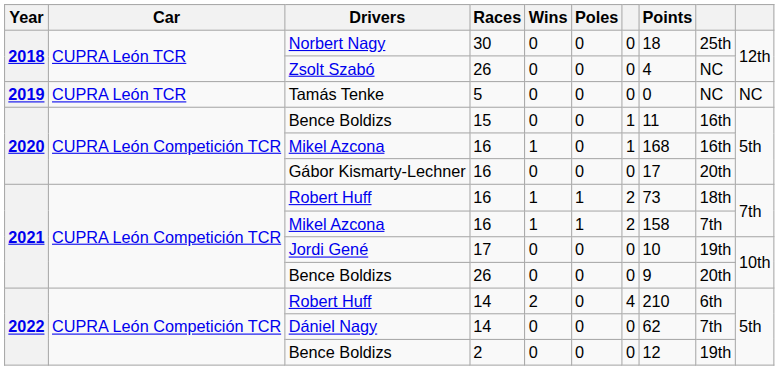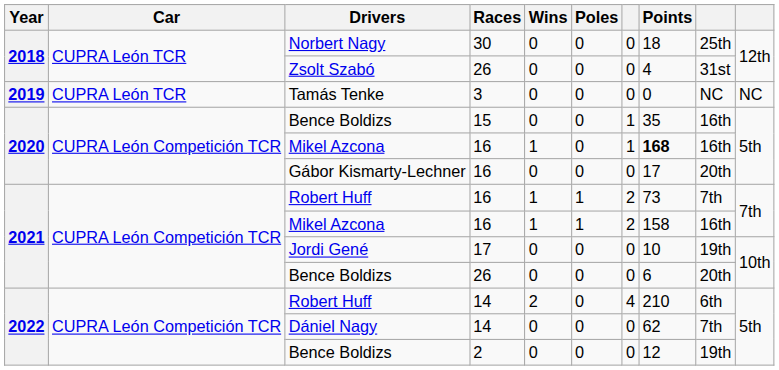(711, 69) NC -> (715, 69) 31st
(478, 95) 5 -> (478, 95) 3
(651, 121) 11 -> (652, 121) 35
(656, 146) normal -> (656, 146) bold
(716, 198) 18th -> (711, 198) 7th
(711, 224) 7th -> (716, 224) 16th
(647, 275) 9 -> (647, 275) 6
